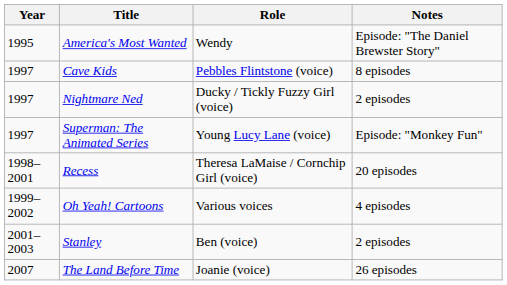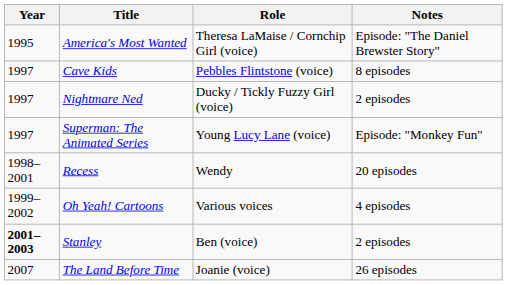(214, 43) Wendy -> (271, 43) Theresa LaMaise / Cornchip Girl (voice)
(271, 170) Theresa LaMaise / Cornchip Girl (voice) -> (214, 170) Wendy
(24, 241) normal -> (24, 241) bold
